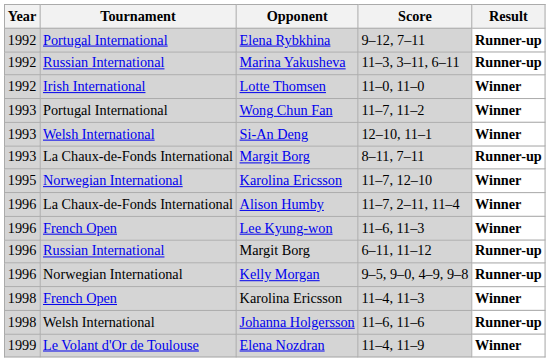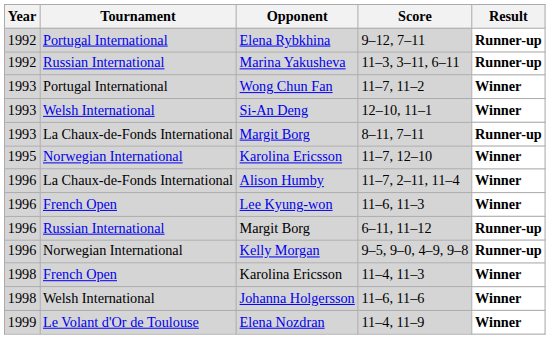- row: (393, 87)
(508, 322) Runner-up -> (498, 298) Winner
